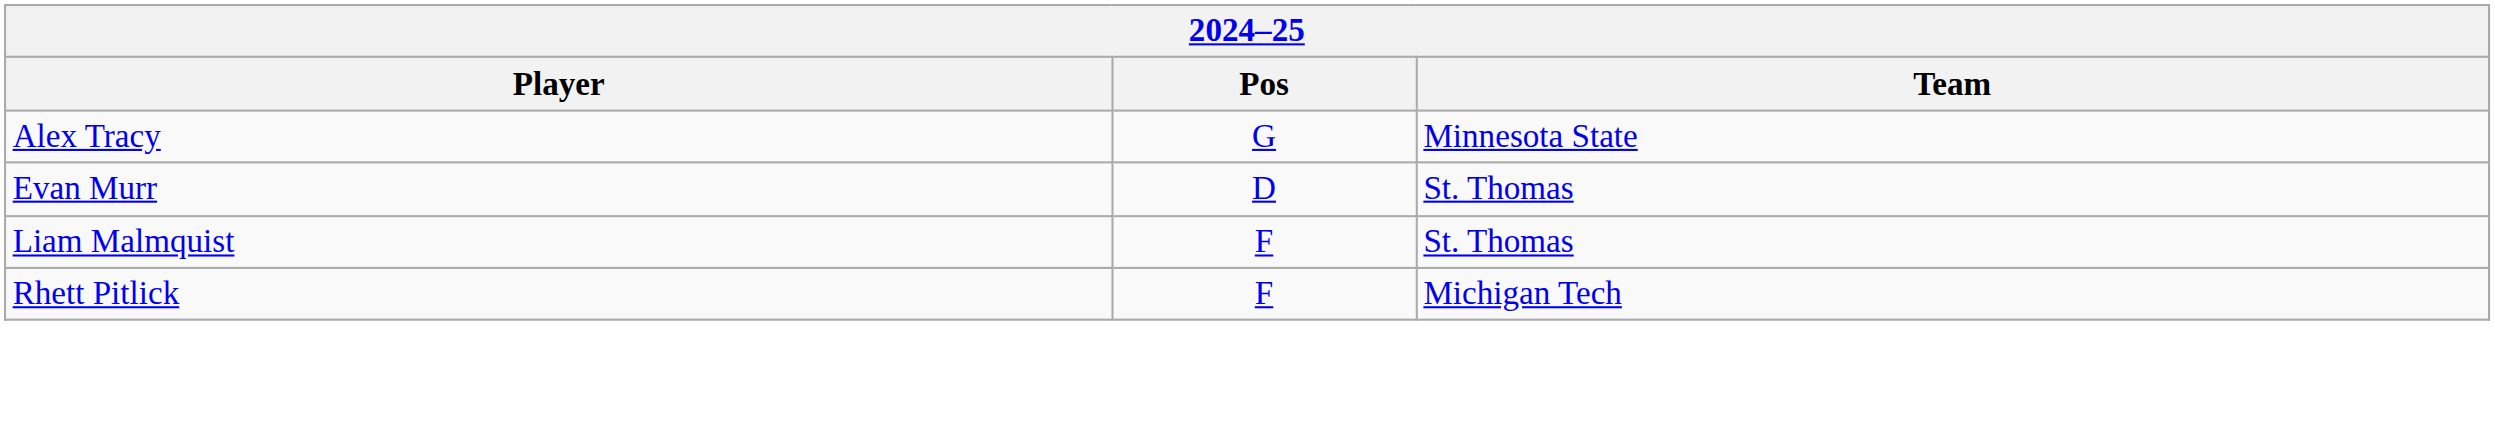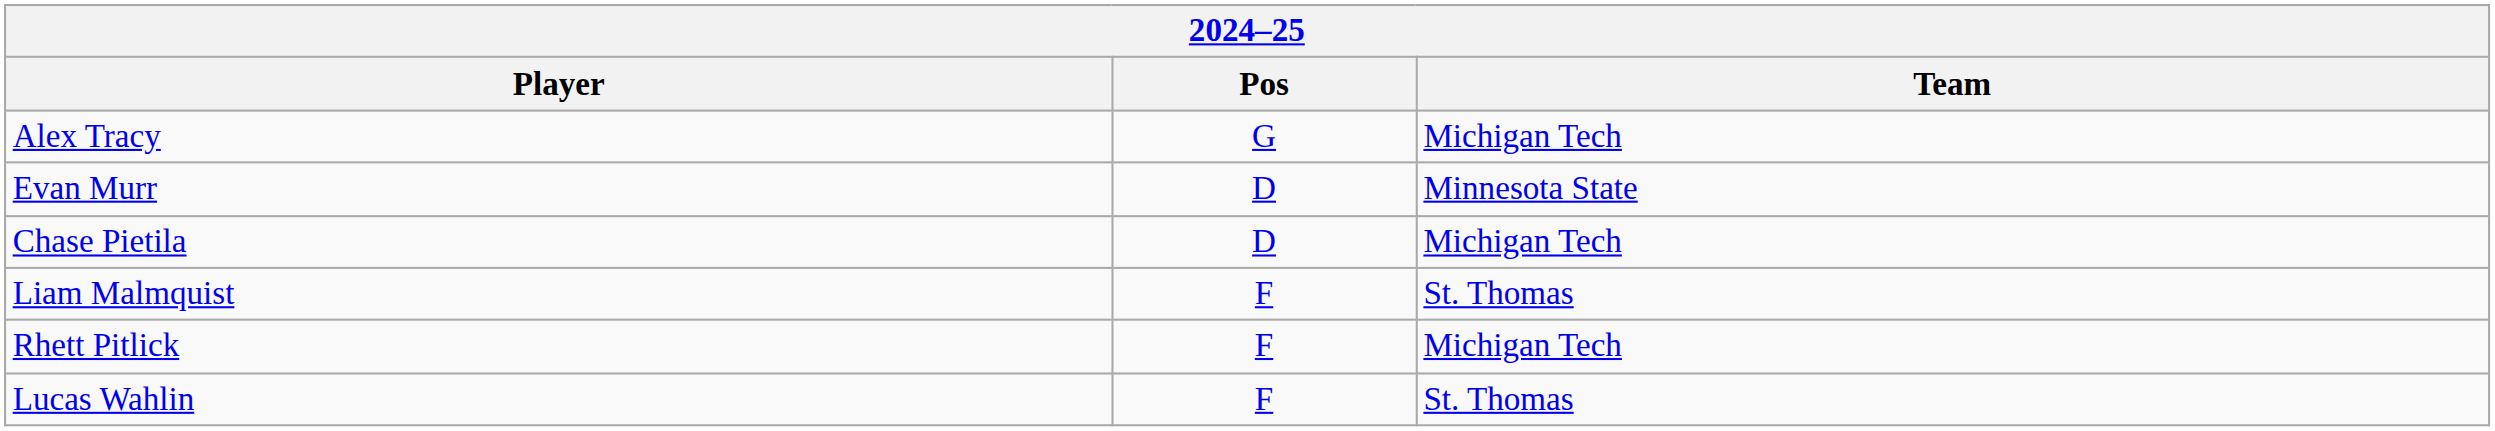(1531, 135) Minnesota State -> (1523, 135) Michigan Tech
(1499, 188) St. Thomas -> (1531, 188) Minnesota State
+ row: (100, 240)
+ row: (103, 398)
